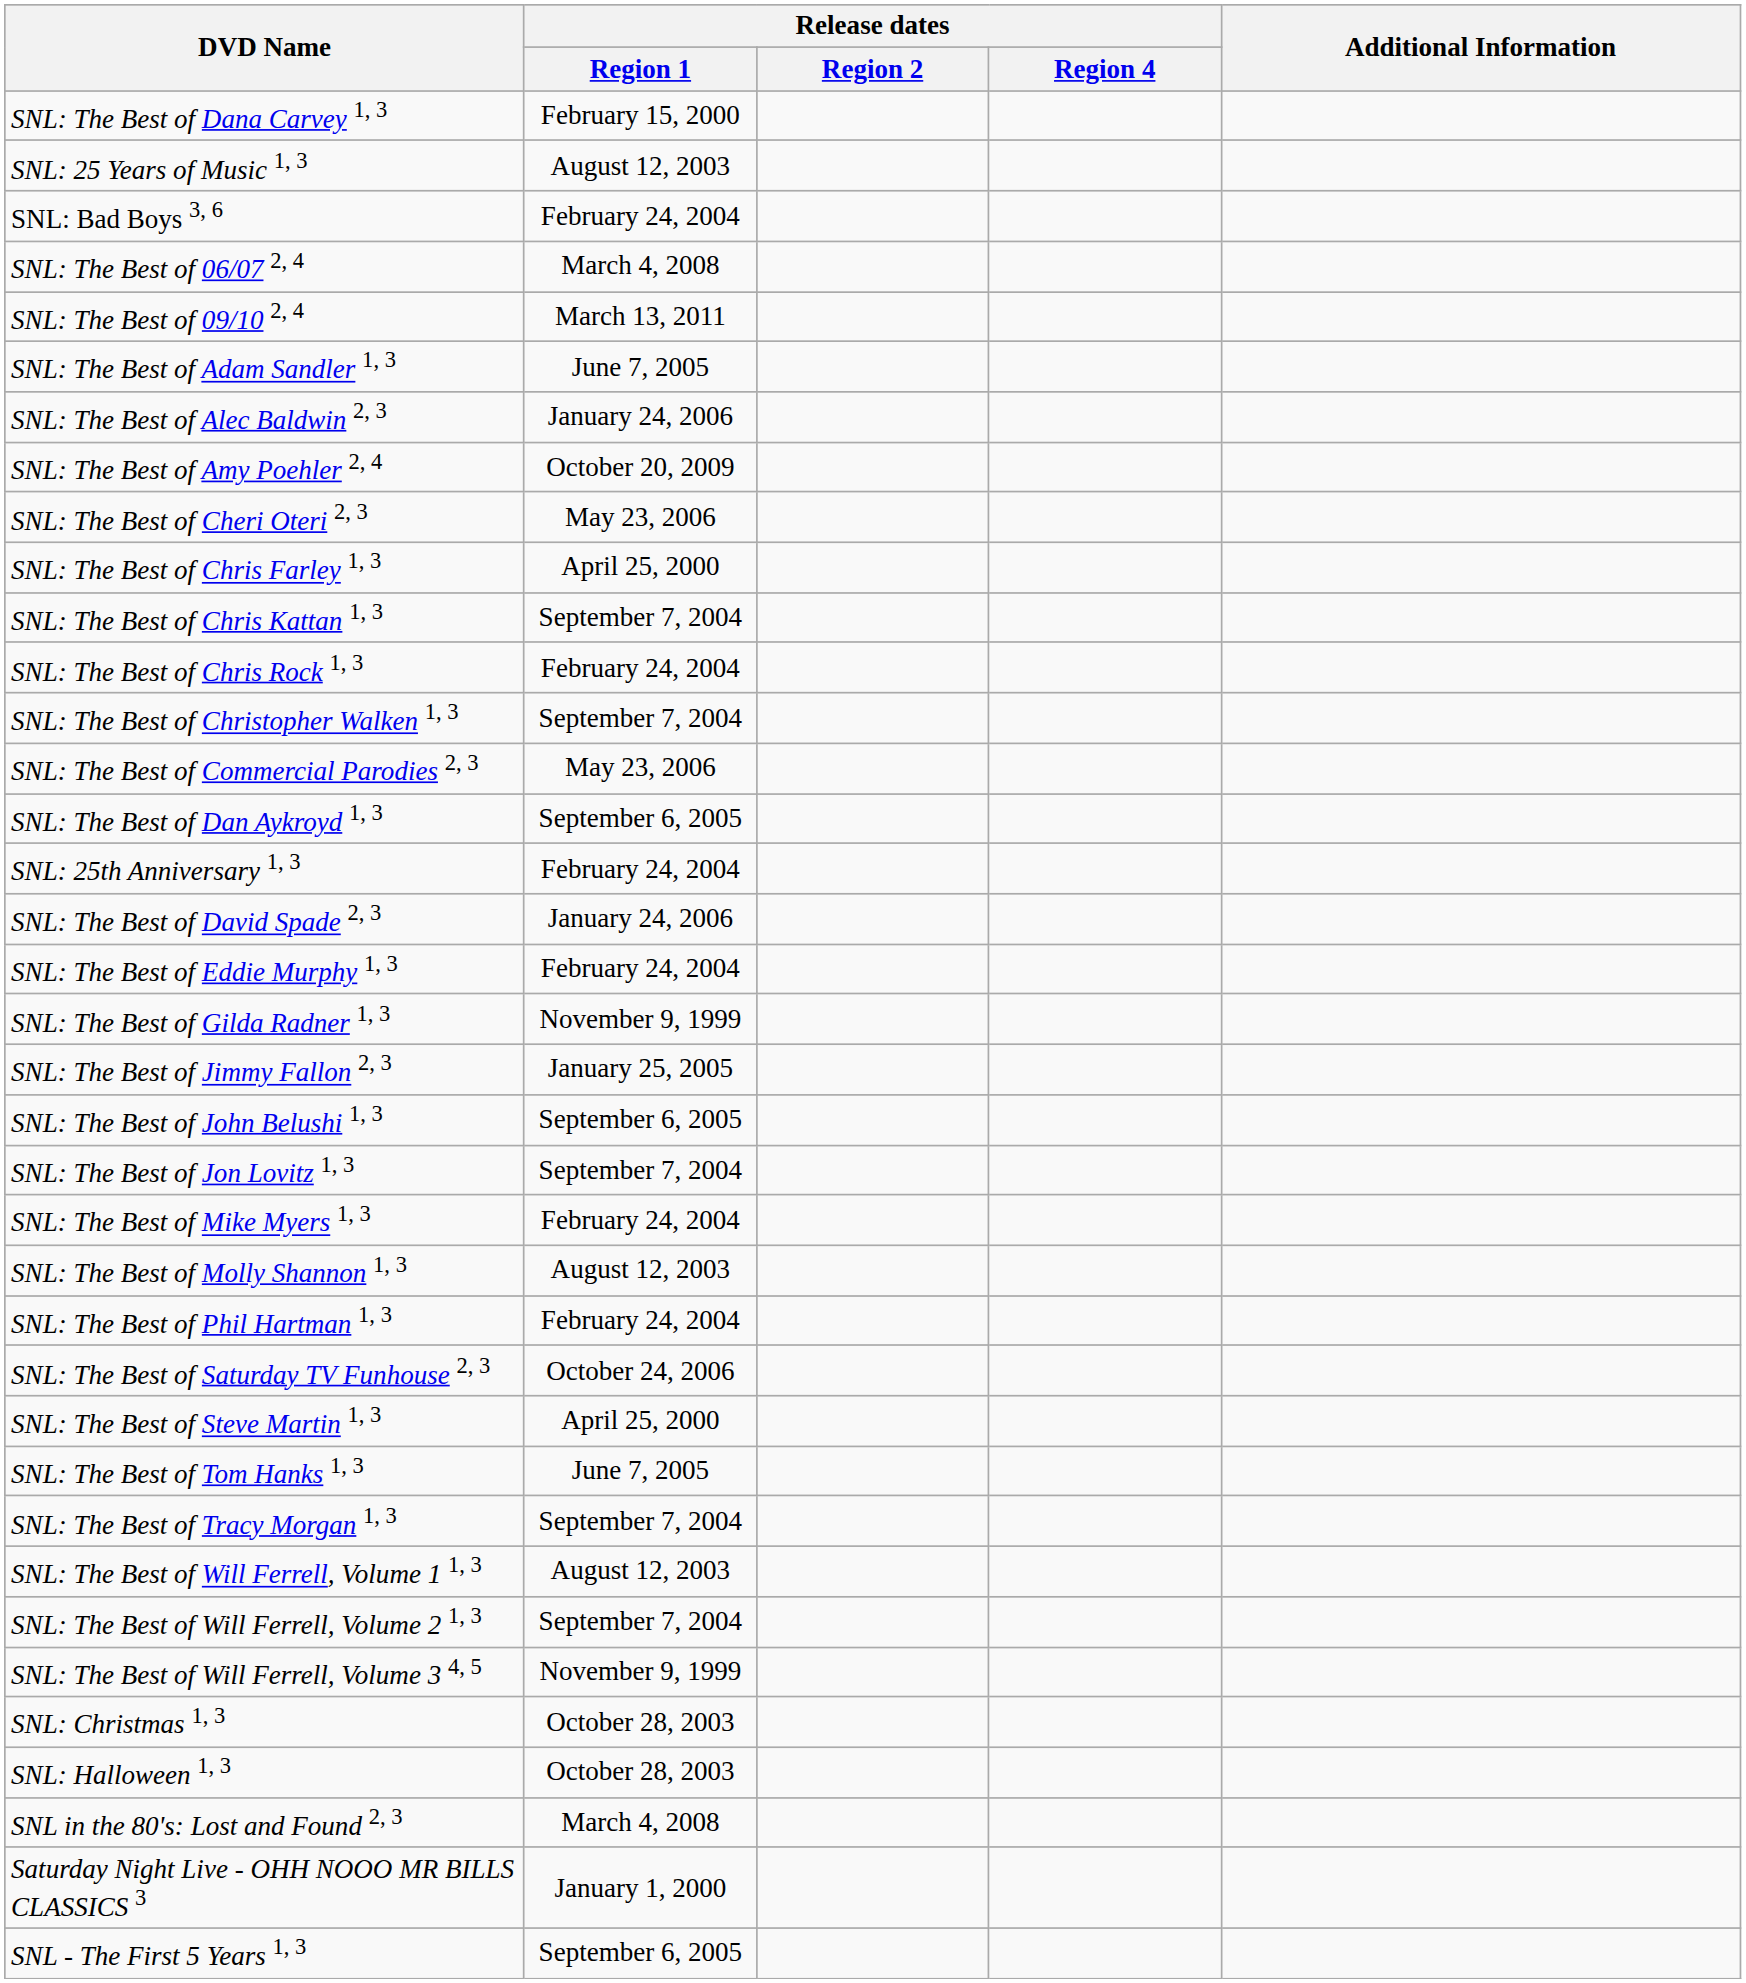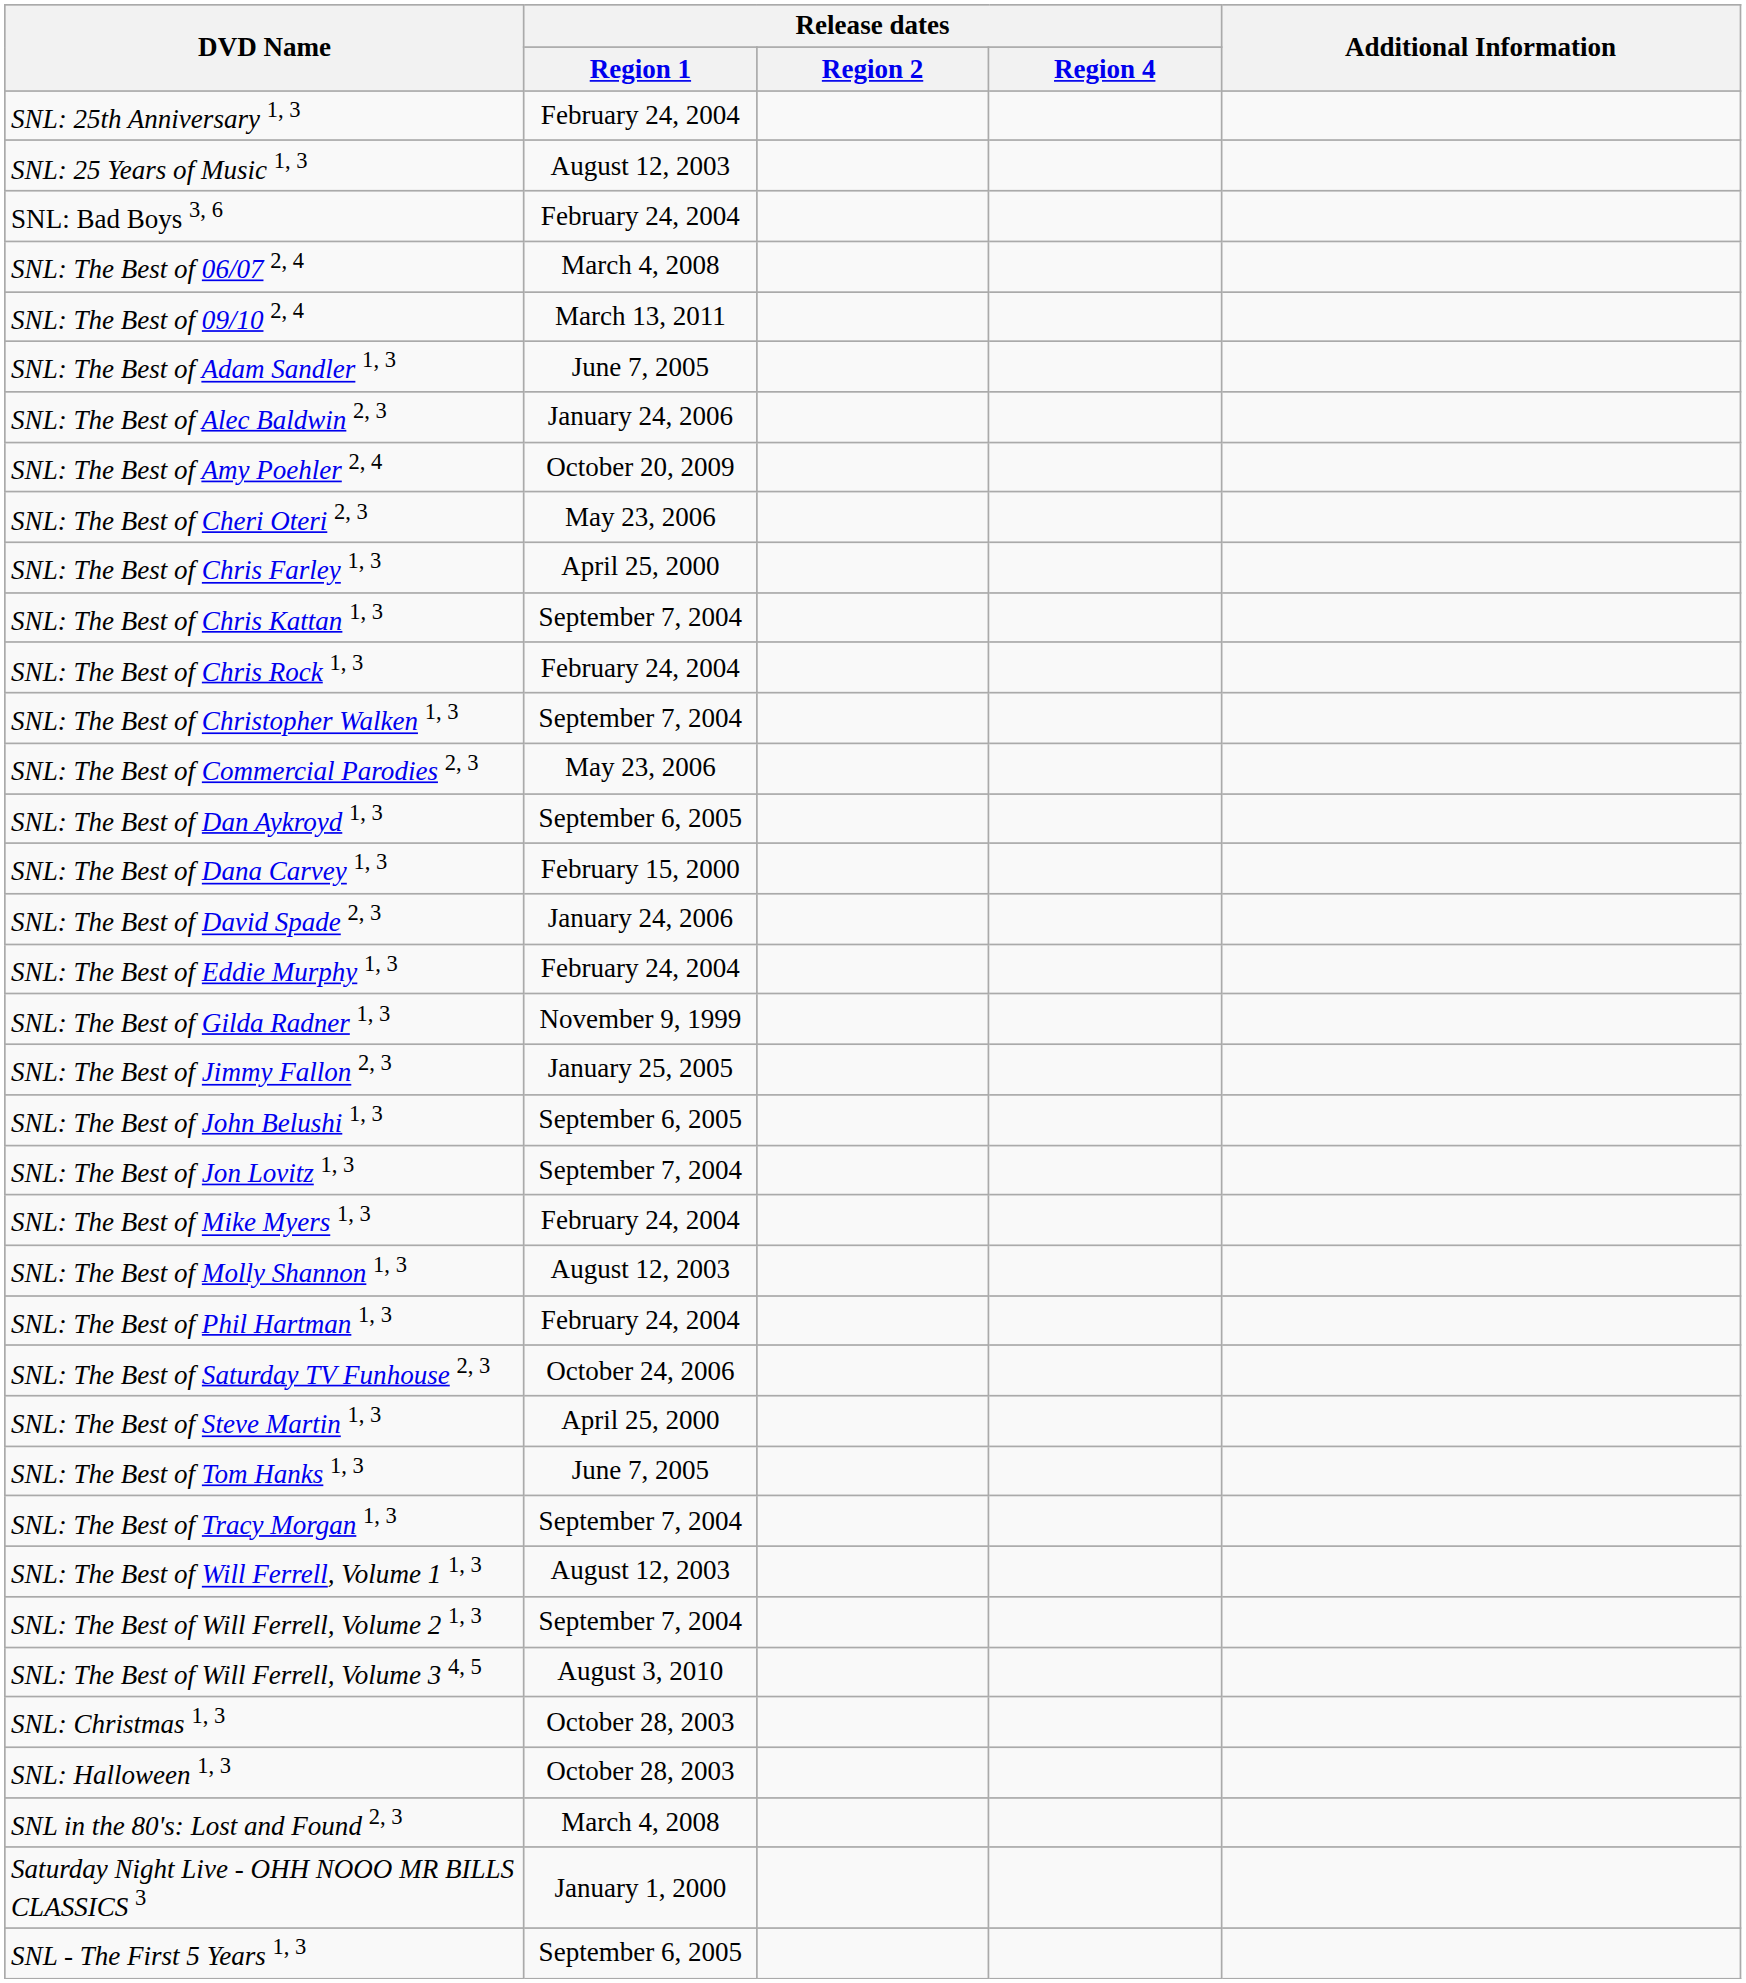rows swapped: (156, 868) <-> (199, 115)
(640, 1671) November 9, 1999 -> (640, 1671) August 3, 2010
